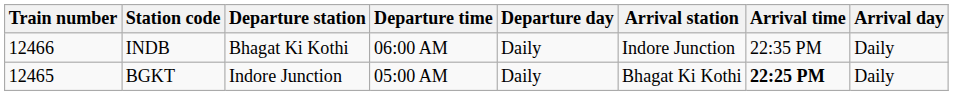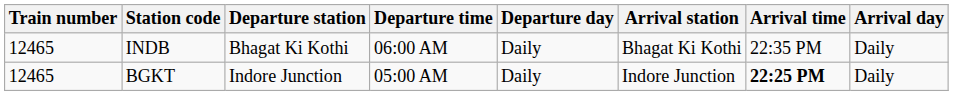(31, 47) 12466 -> (31, 47) 12465
(679, 47) Indore Junction -> (682, 47) Bhagat Ki Kothi
(682, 76) Bhagat Ki Kothi -> (679, 76) Indore Junction
